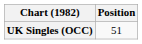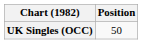(116, 30) 51 -> (116, 30) 50
